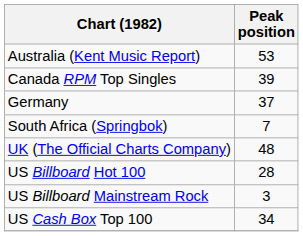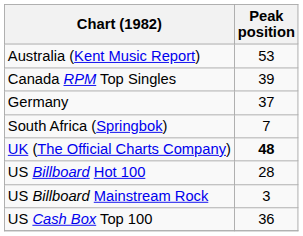(266, 149) normal -> (266, 149) bold
(266, 219) 34 -> (266, 219) 36
